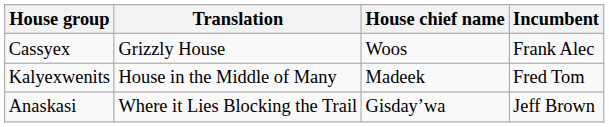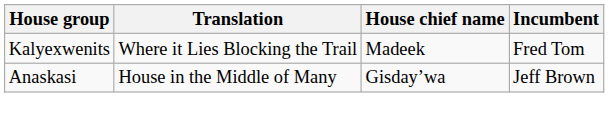- row: (39, 48)
(228, 77) House in the Middle of Many -> (238, 48) Where it Lies Blocking the Trail
(238, 106) Where it Lies Blocking the Trail -> (228, 77) House in the Middle of Many
